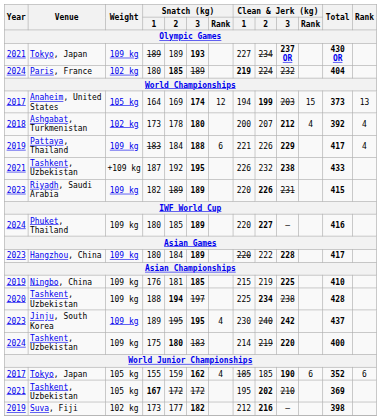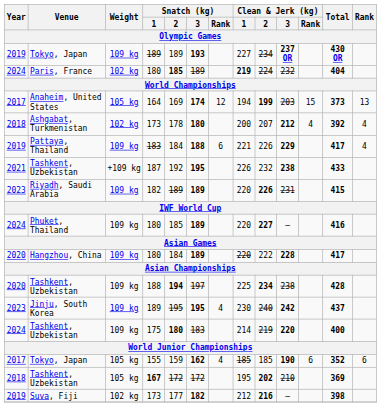(16, 54) 2021 -> (16, 54) 2019
(16, 256) 2023 -> (16, 256) 2020
- row: (61, 282)
(16, 391) 2021 -> (16, 378) 2018
